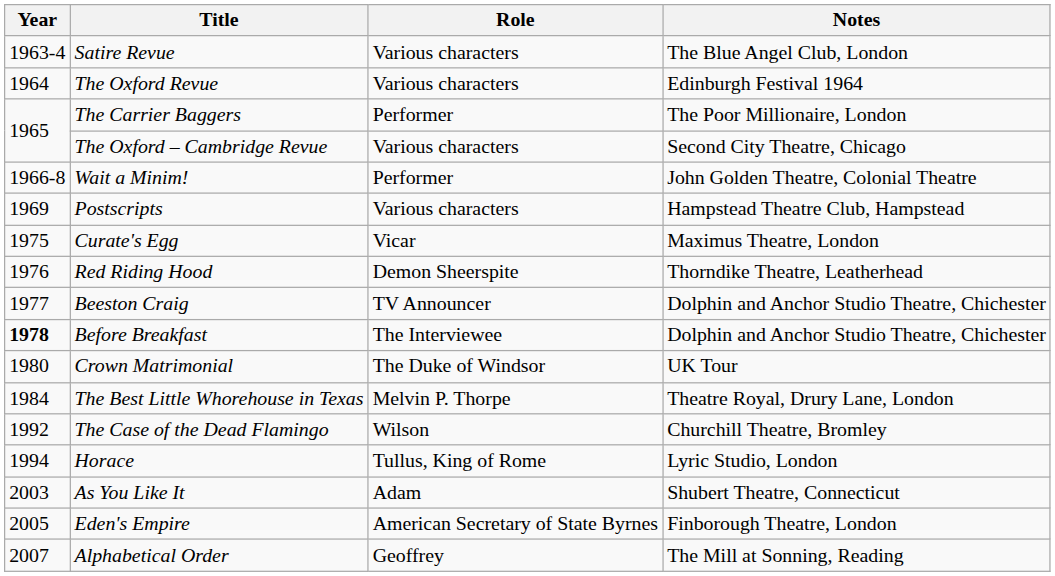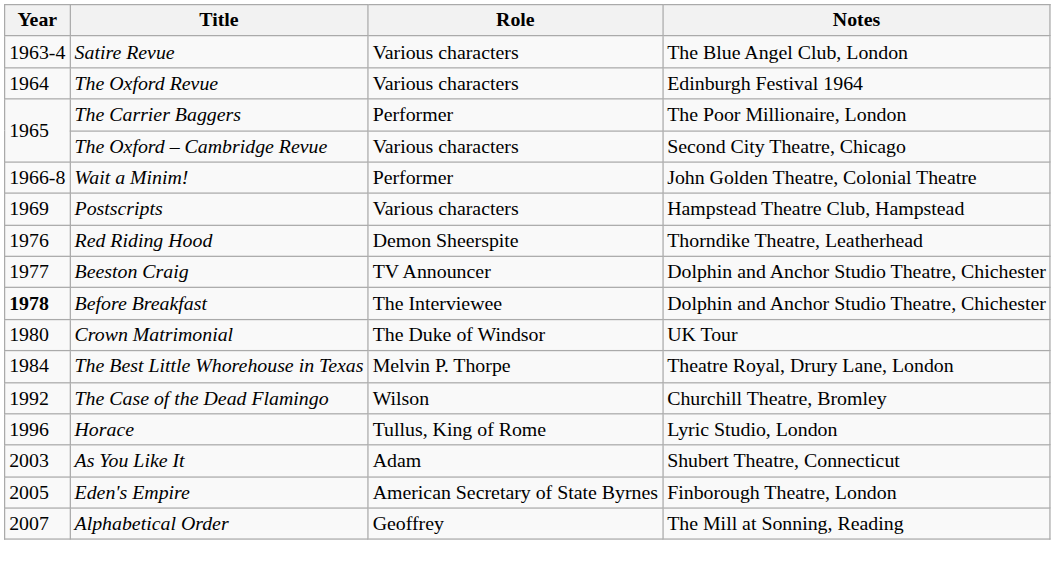- row: (127, 240)
(29, 460) 1994 -> (29, 429) 1996
